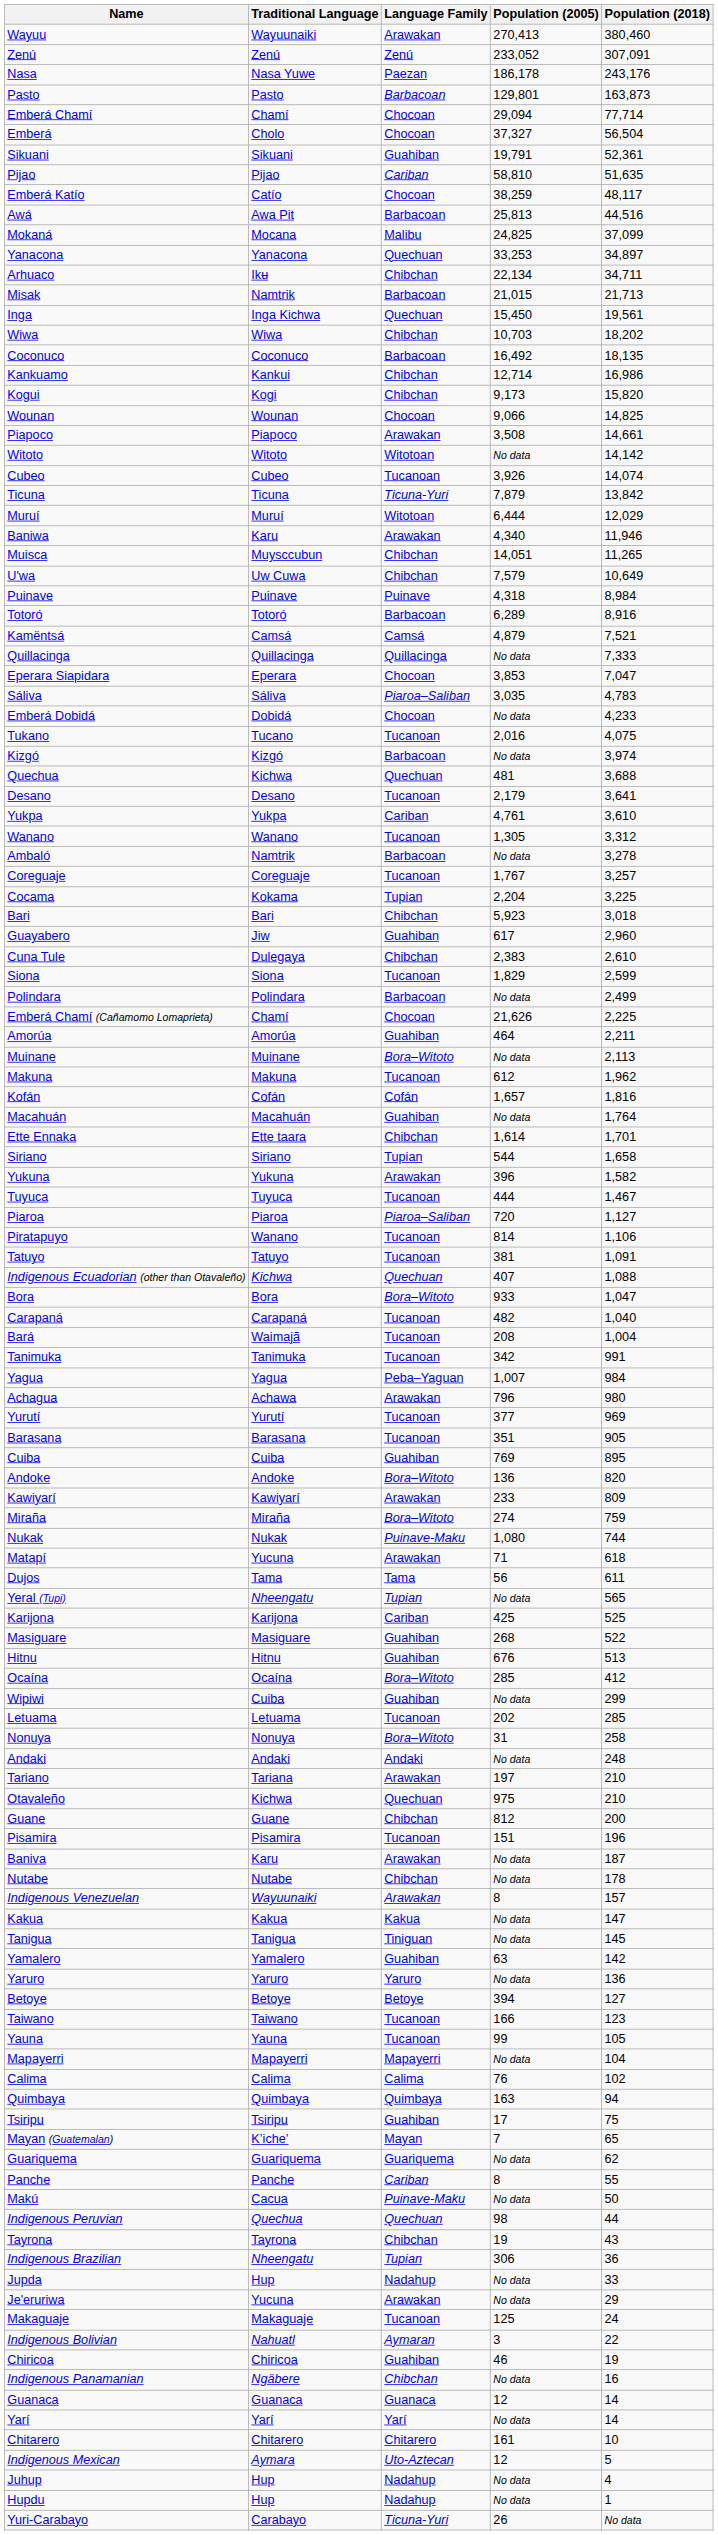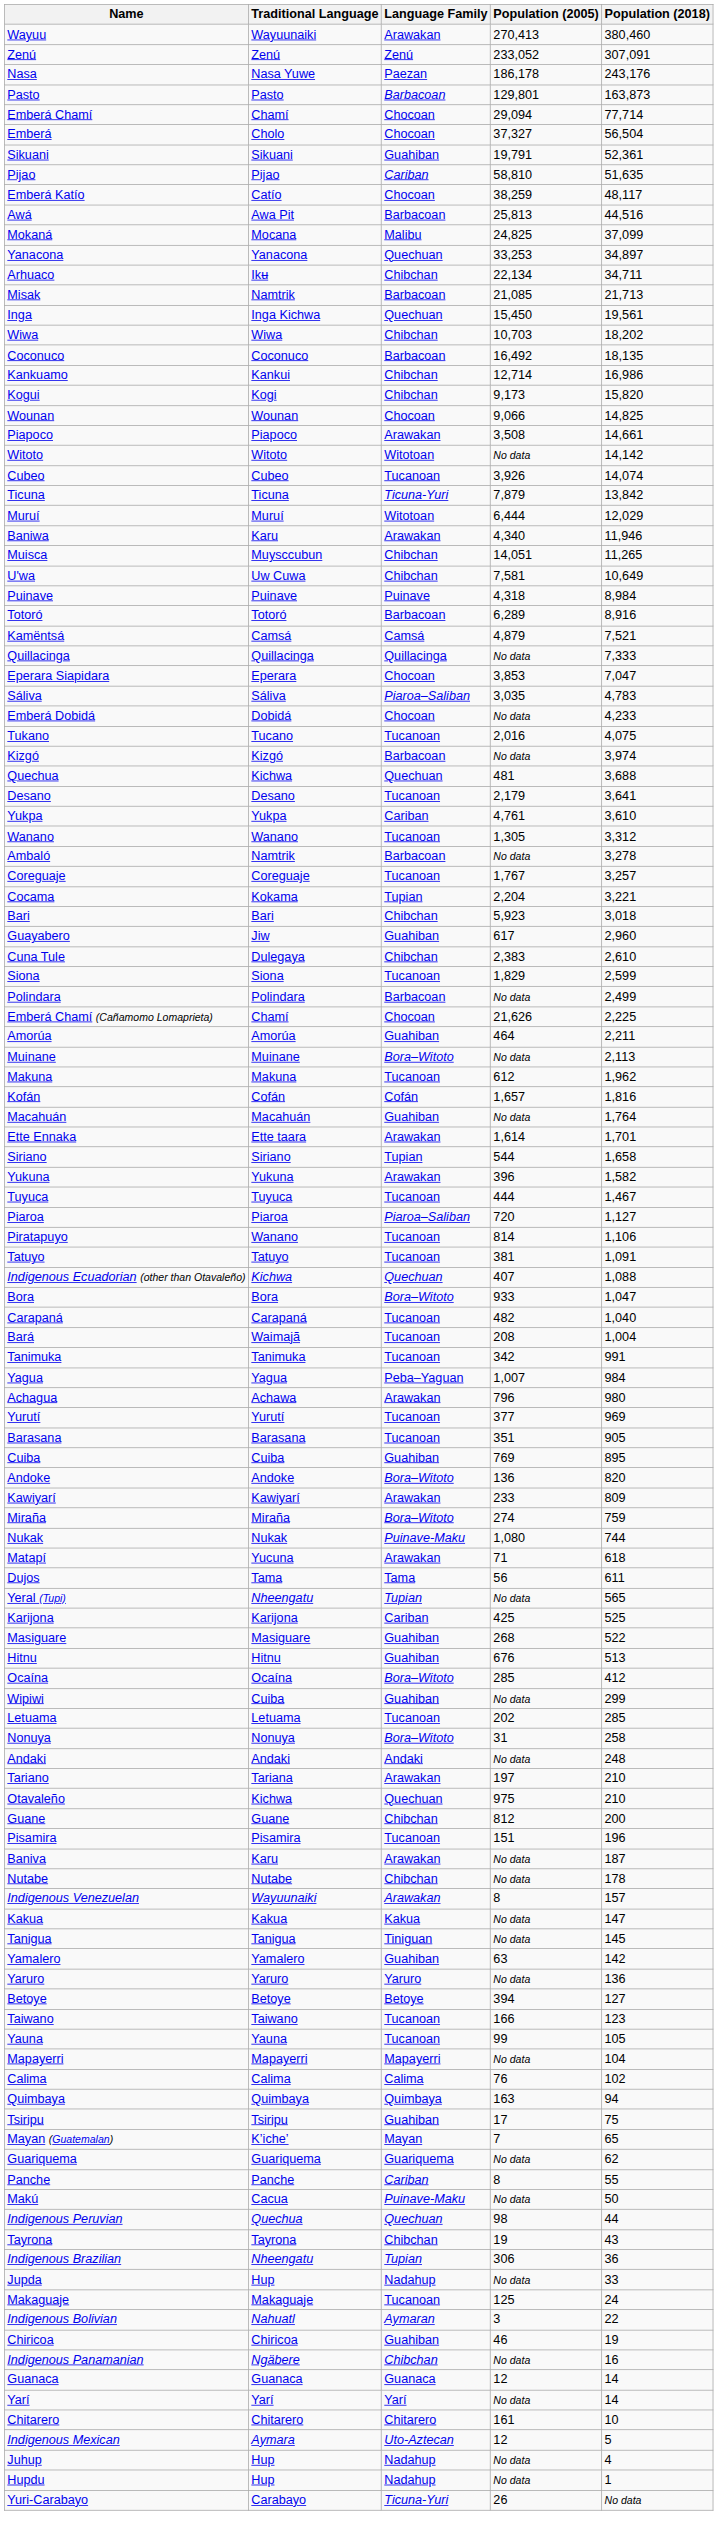(513, 295) 21,015 -> (513, 295) 21,085
(509, 575) 7,579 -> (509, 575) 7,581
(620, 896) 3,225 -> (620, 896) 3,221
(411, 1137) Chibchan -> (412, 1137) Arawakan
- row: (36, 2299)
